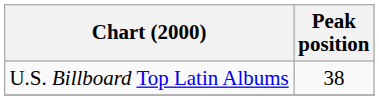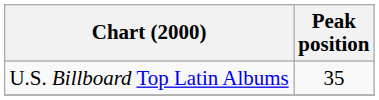(334, 77) 38 -> (334, 77) 35
